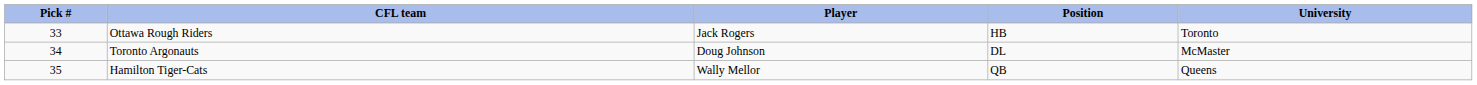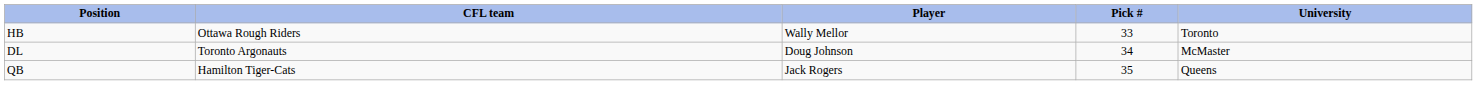columns swapped: (56, 13) <-> (1083, 13)
(726, 32) Jack Rogers -> (816, 32) Wally Mellor
(728, 70) Wally Mellor -> (814, 70) Jack Rogers
